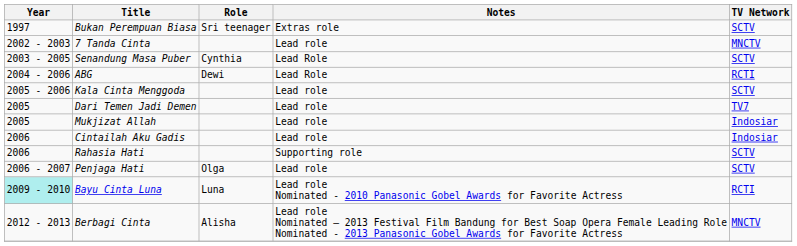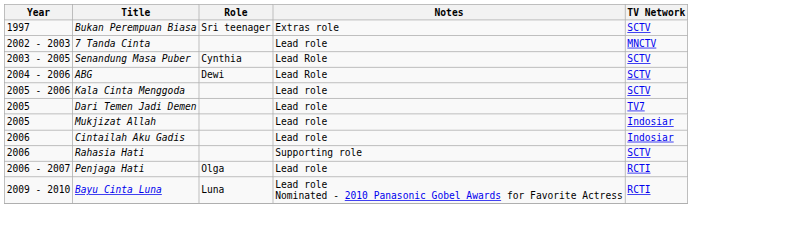(743, 75) RCTI -> (639, 75) SCTV
(743, 169) SCTV -> (639, 169) RCTI
(39, 190) paleturquoise background -> (39, 190) no background
- row: (113, 223)
